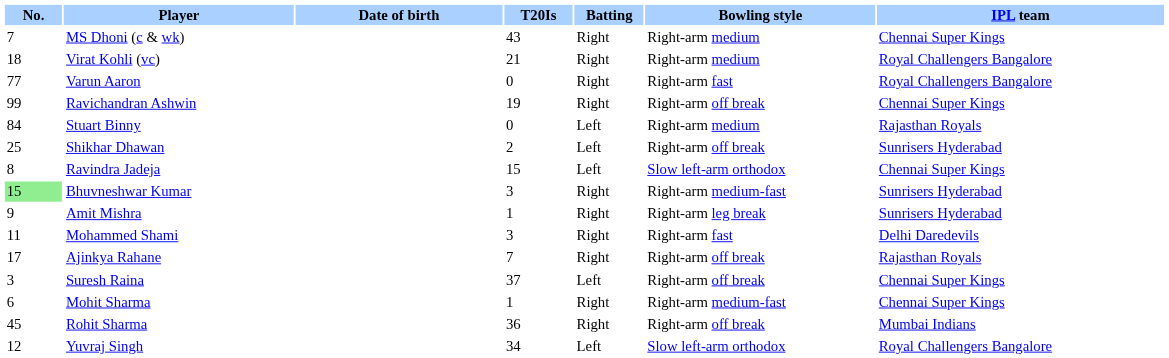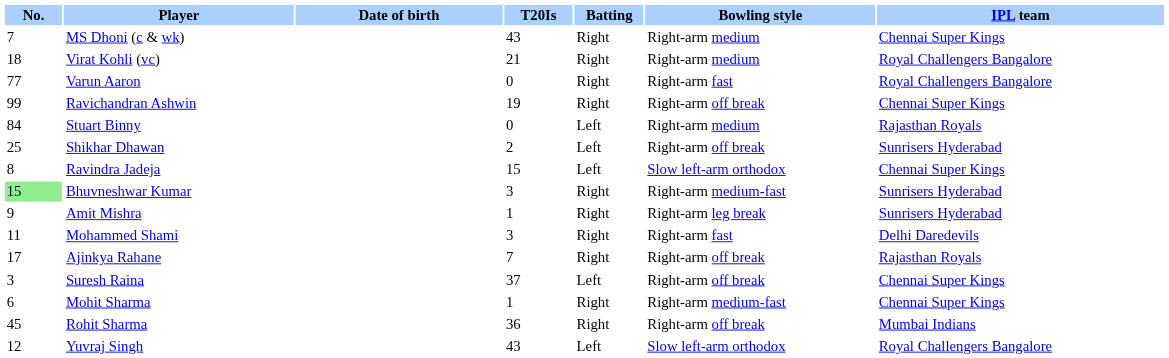(513, 346) 34 -> (513, 346) 43
